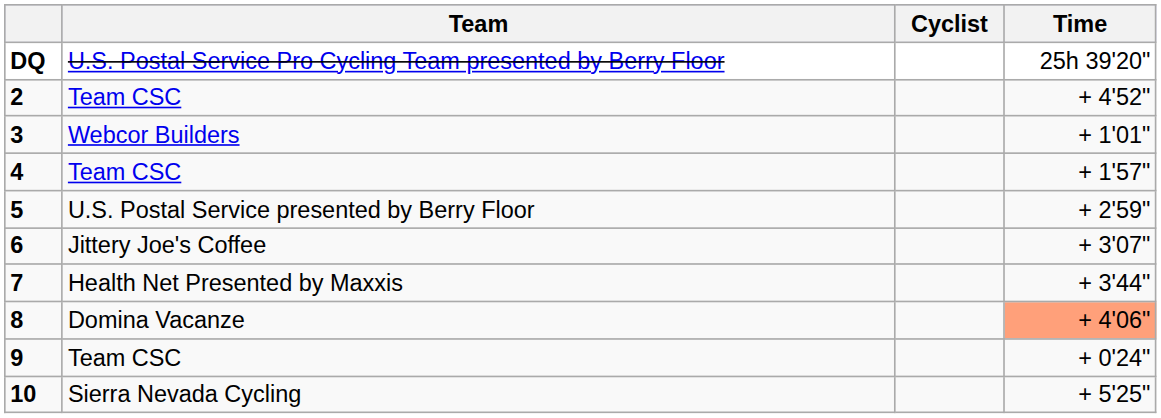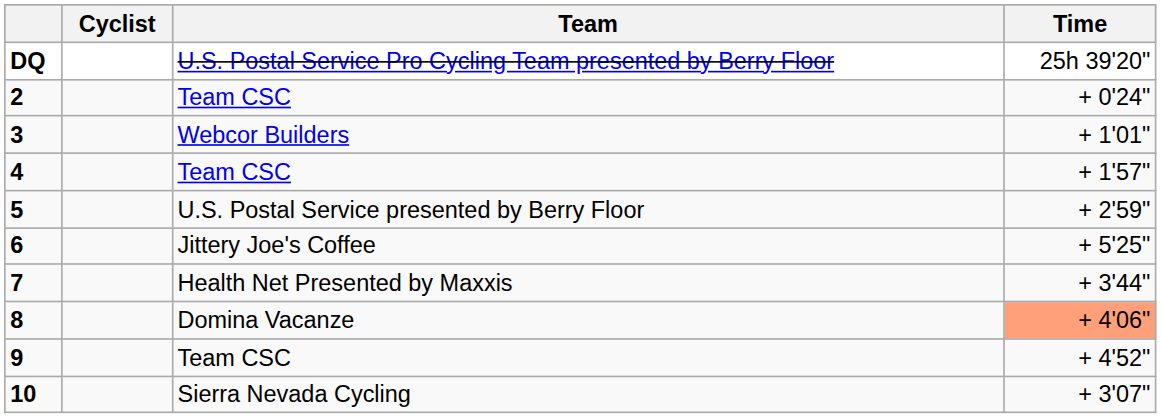columns swapped: (949, 24) <-> (479, 24)
(1114, 98) + 4'52" -> (1114, 98) + 0'24"
(1114, 246) + 3'07" -> (1114, 246) + 5'25"
(1114, 357) + 0'24" -> (1114, 357) + 4'52"
(1114, 395) + 5'25" -> (1114, 395) + 3'07"
